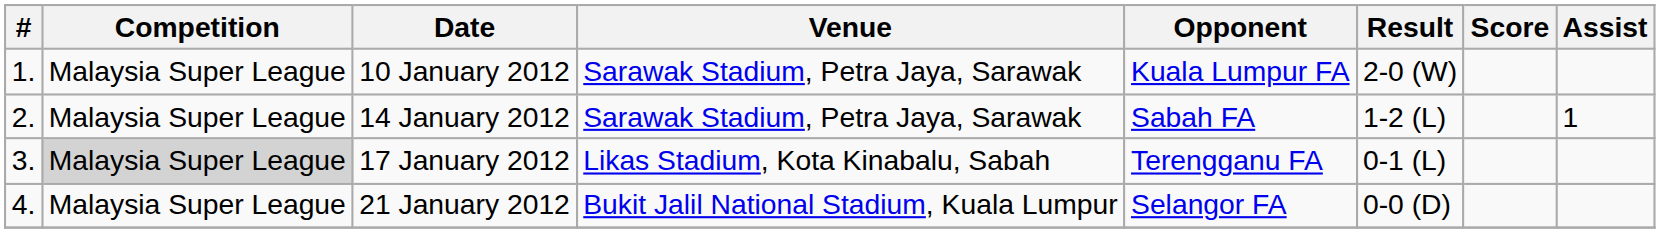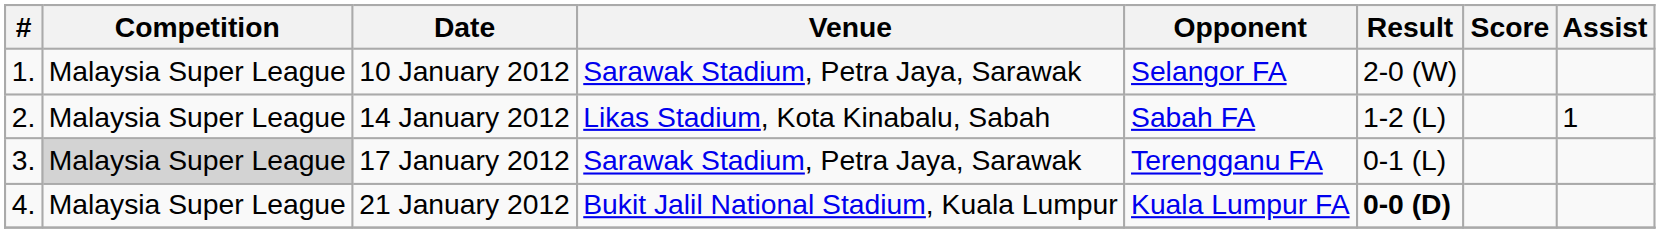(1240, 72) Kuala Lumpur FA -> (1209, 72) Selangor FA
(832, 116) Sarawak Stadium, Petra Jaya, Sarawak -> (817, 116) Likas Stadium, Kota Kinabalu, Sabah
(817, 161) Likas Stadium, Kota Kinabalu, Sabah -> (832, 161) Sarawak Stadium, Petra Jaya, Sarawak
(1209, 205) Selangor FA -> (1240, 205) Kuala Lumpur FA
(1407, 205) normal -> (1407, 205) bold
